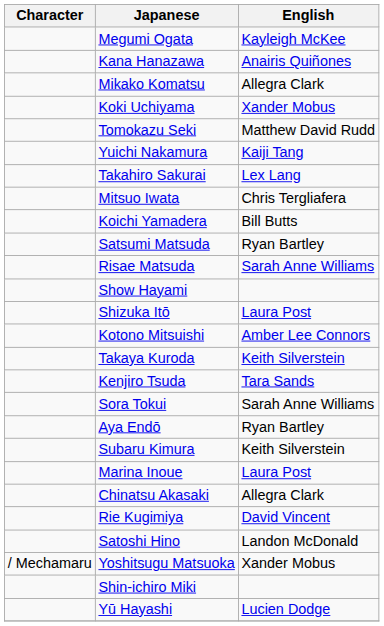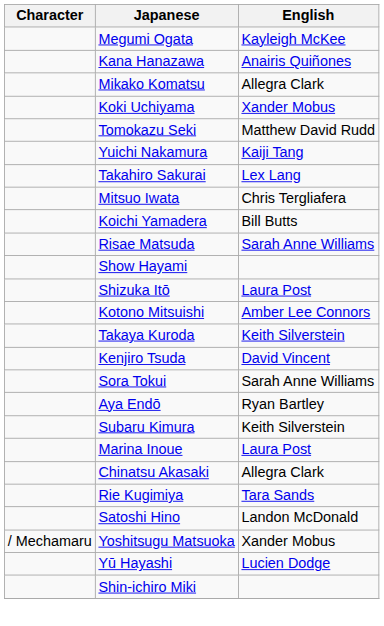- row: (154, 244)
(278, 381) Tara Sands -> (286, 358) David Vincent
(286, 518) David Vincent -> (278, 495) Tara Sands
rows swapped: (135, 609) <-> (147, 586)
